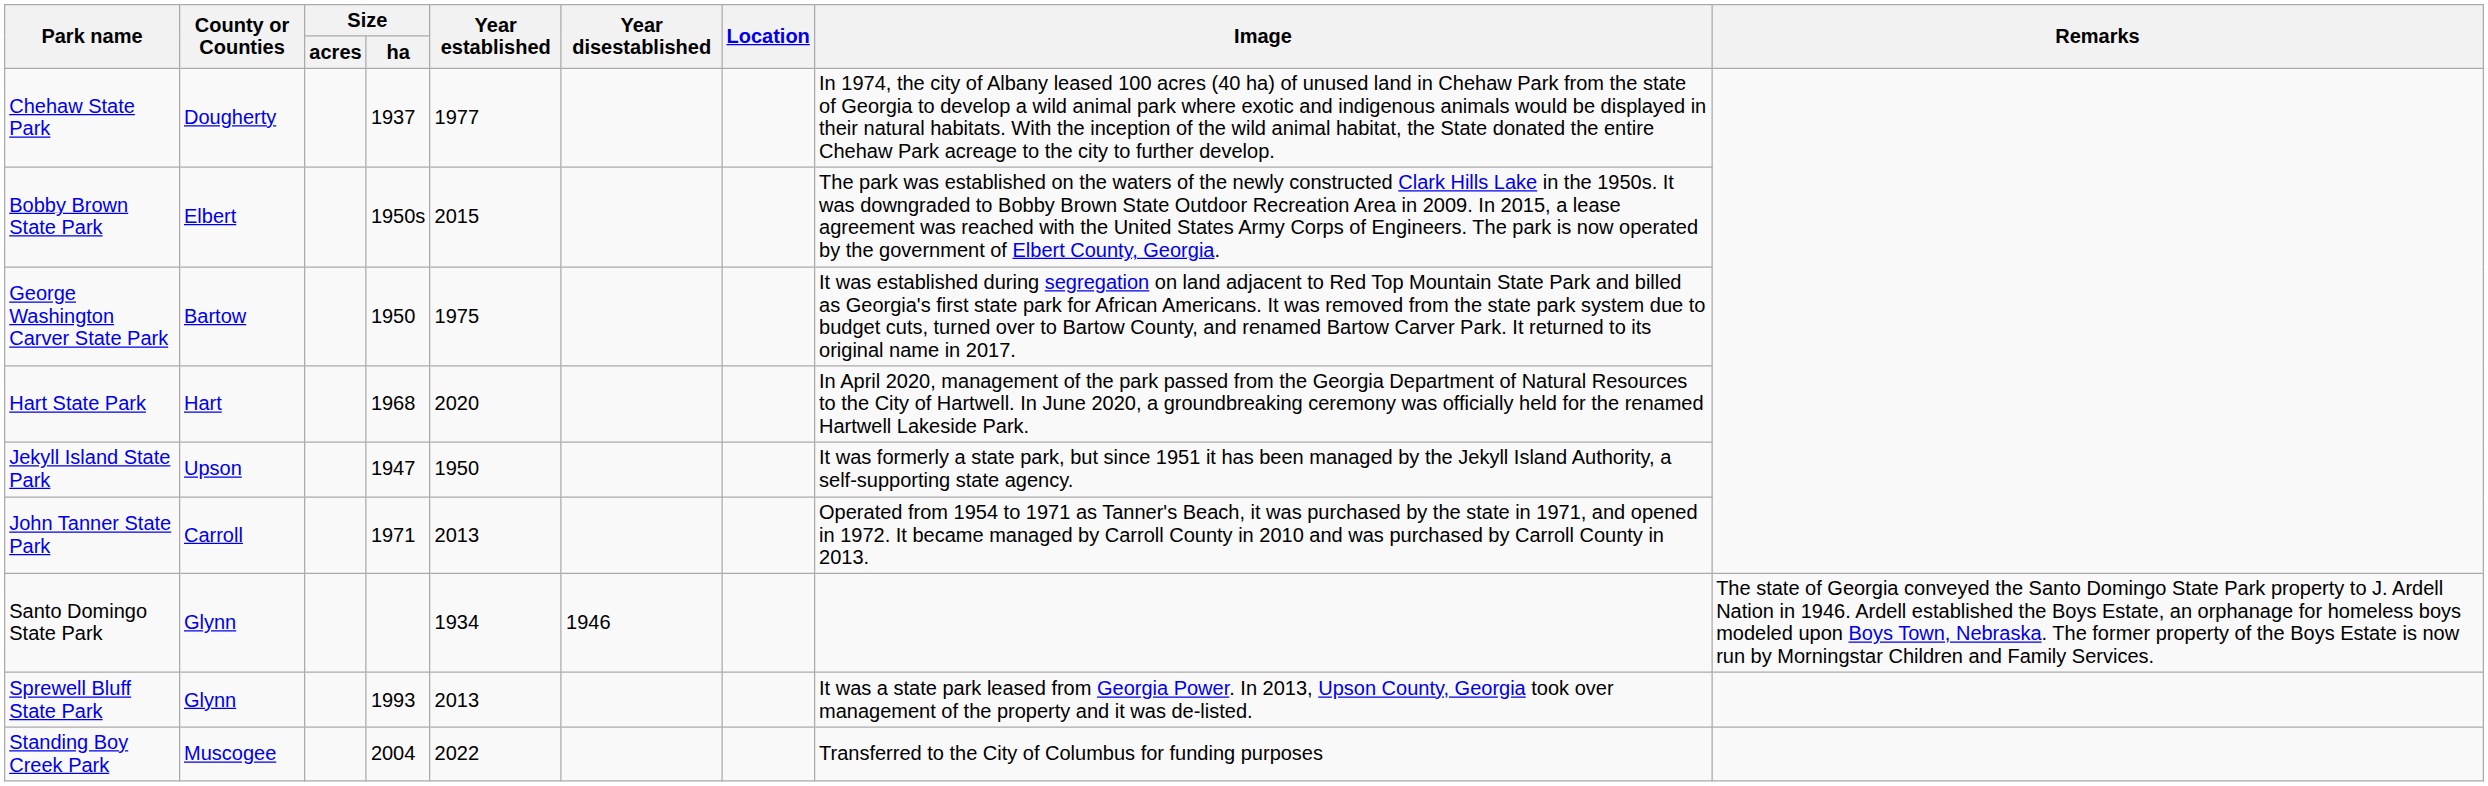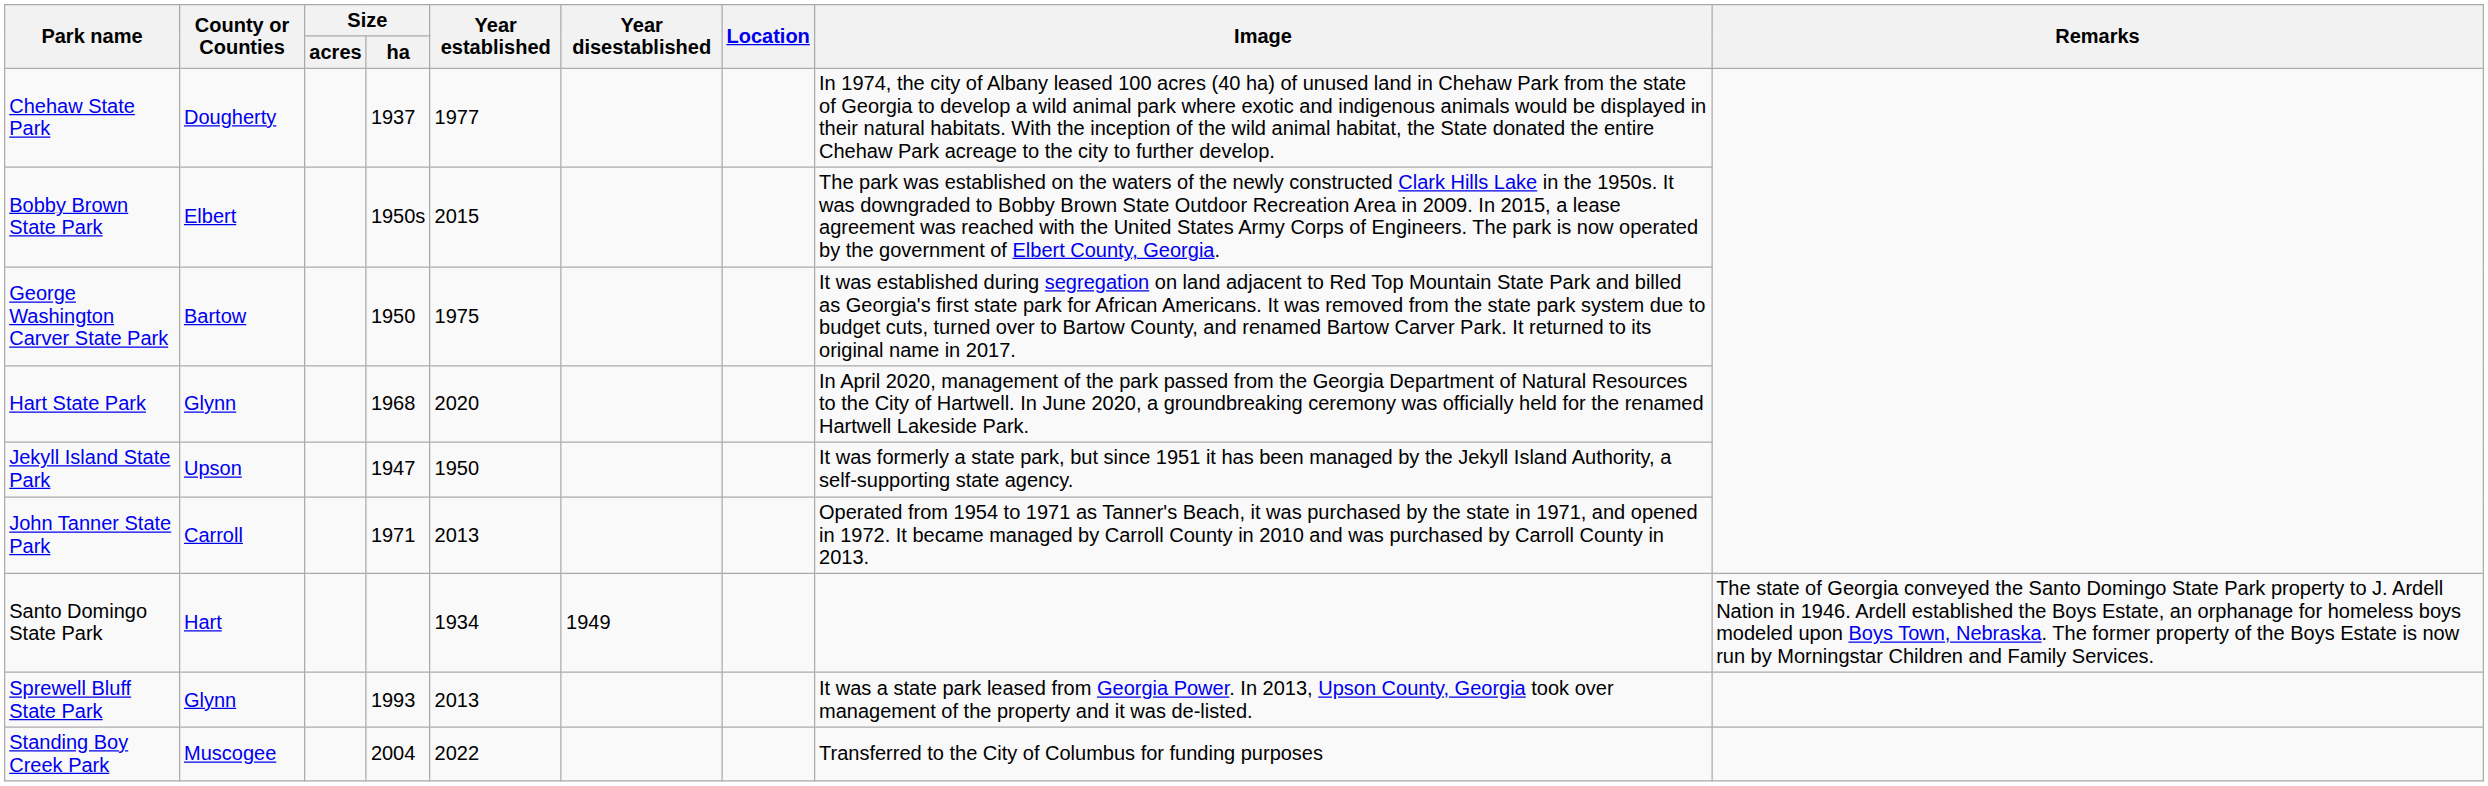(203, 403) Hart -> (210, 403) Glynn
(210, 622) Glynn -> (203, 622) Hart
(588, 622) 1946 -> (588, 622) 1949
